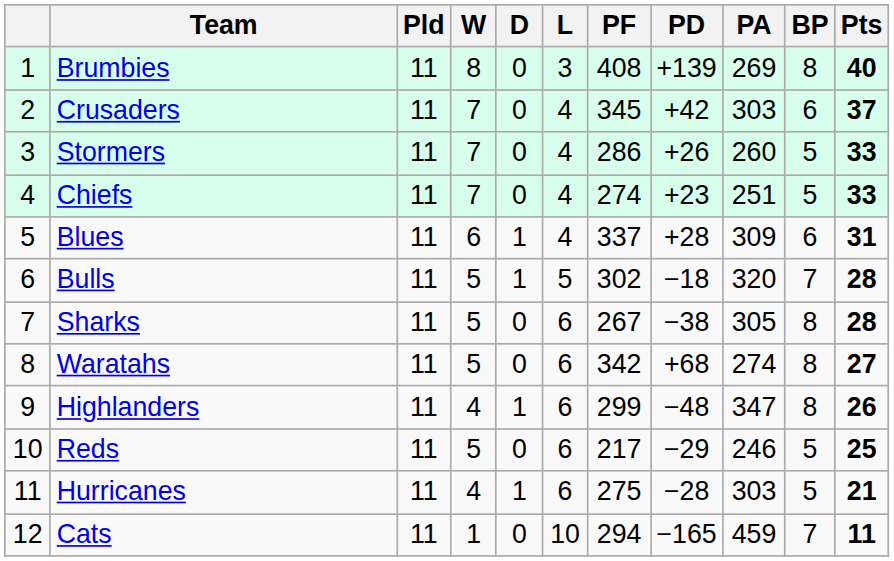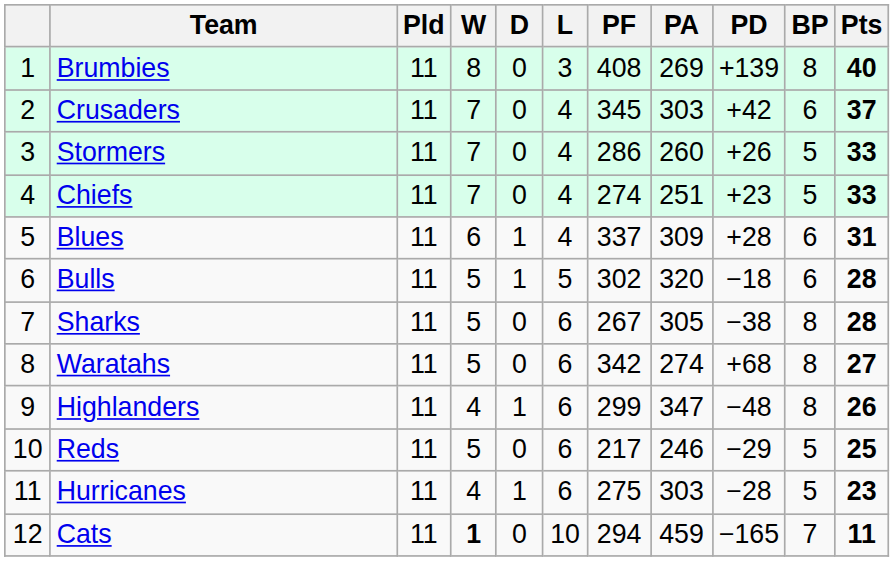columns swapped: (754, 25) <-> (687, 25)
(810, 279) 7 -> (810, 279) 6
(862, 491) 21 -> (862, 491) 23
(474, 534) normal -> (474, 534) bold
